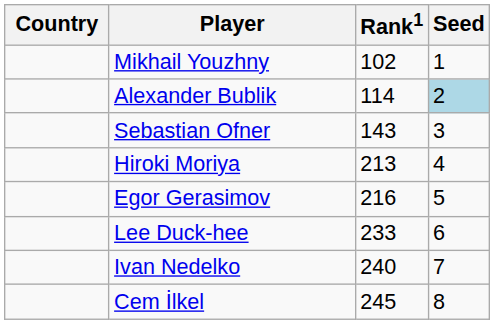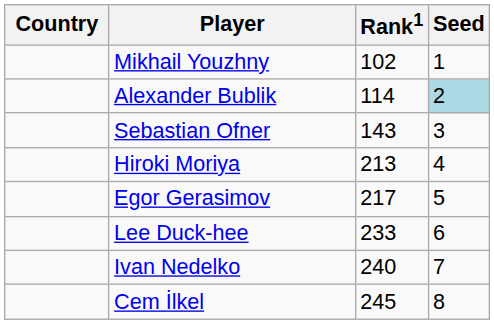(378, 198) 216 -> (378, 198) 217
